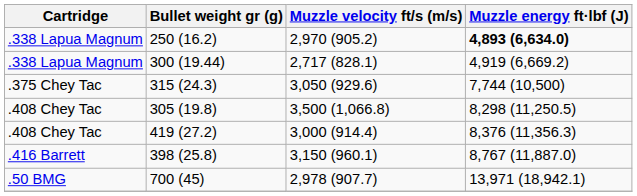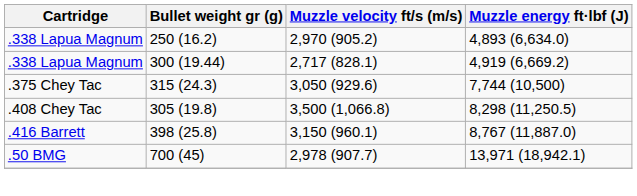(519, 39) bold -> (519, 39) normal
- row: (183, 132)
